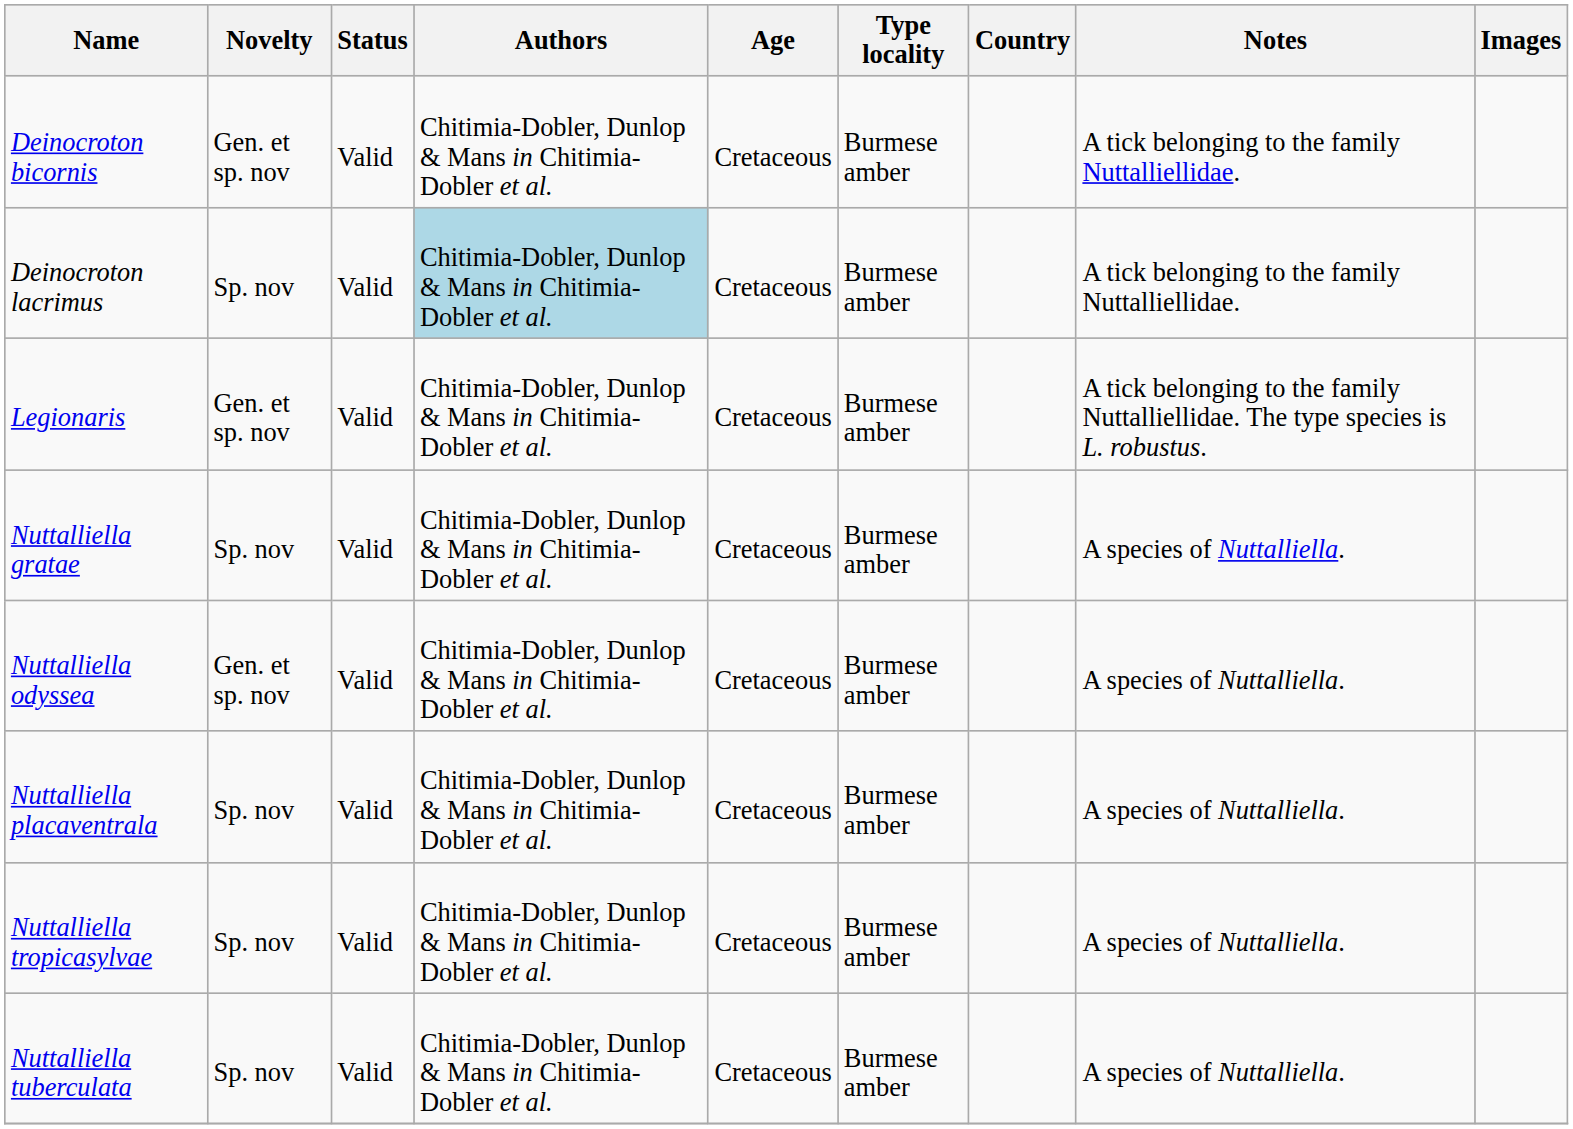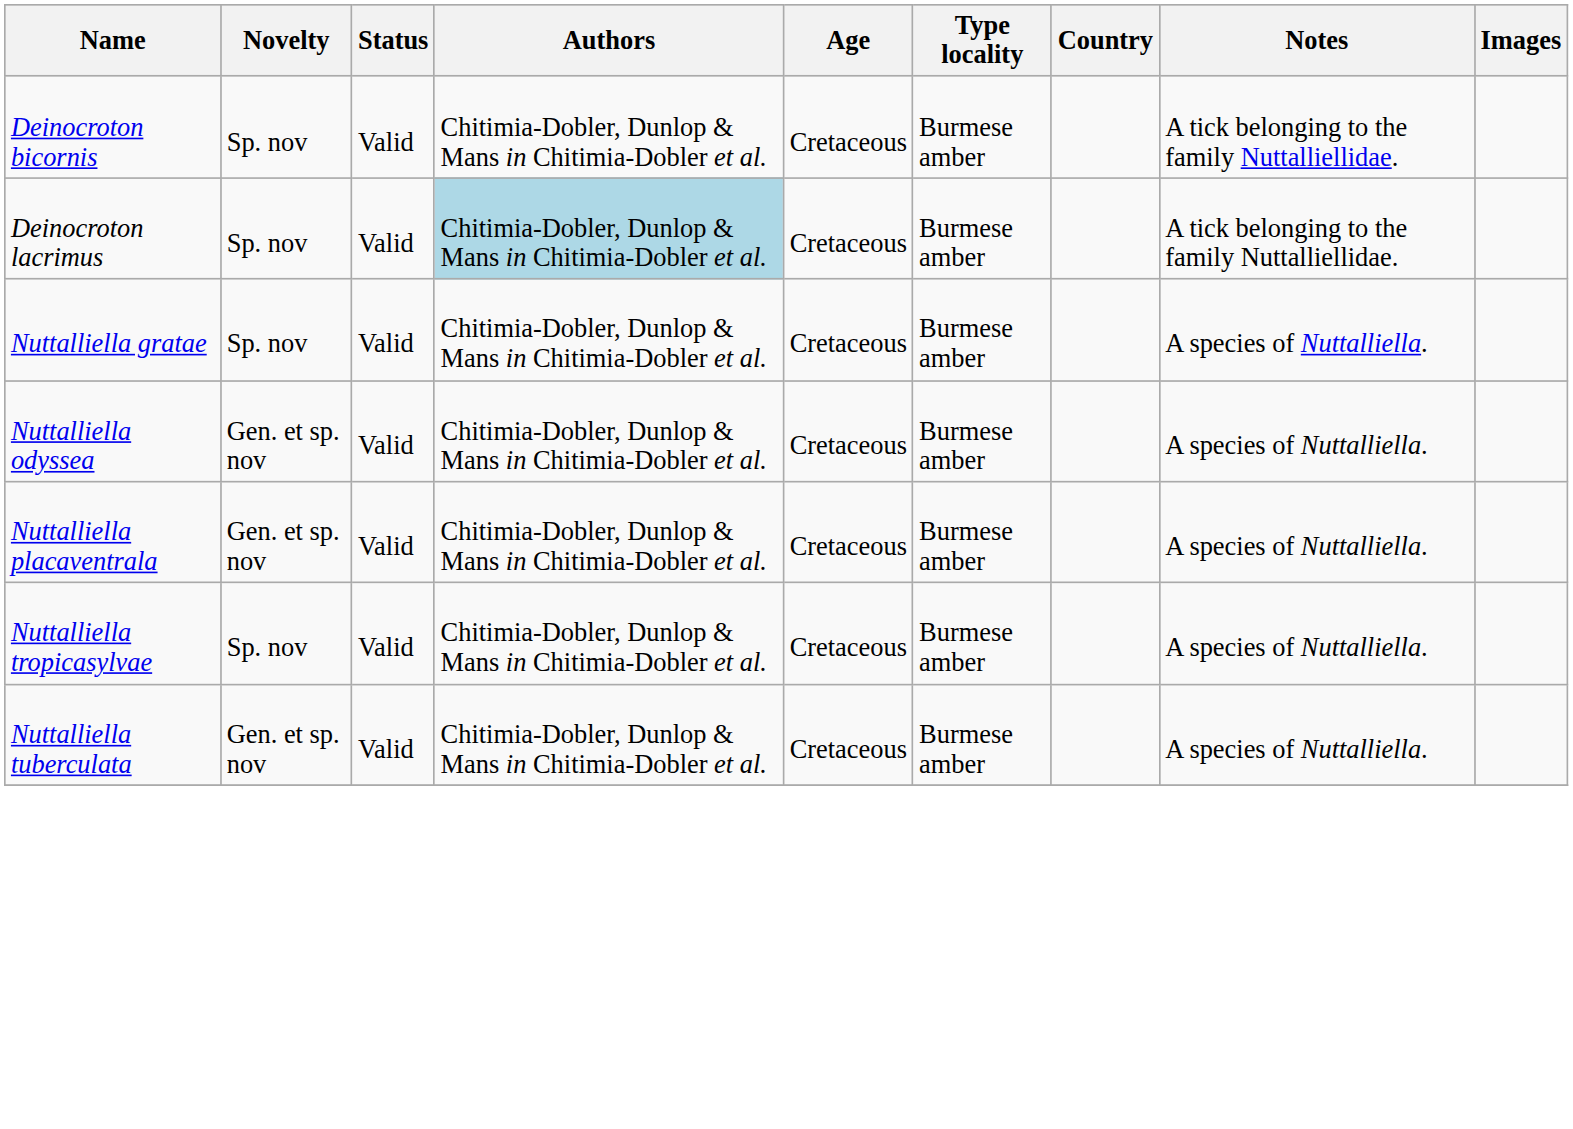(252, 156) Gen. et sp. nov -> (267, 141) Sp. nov
- row: (68, 418)
(254, 811) Sp. nov -> (283, 546) Gen. et sp. nov
(254, 1073) Sp. nov -> (283, 749) Gen. et sp. nov
